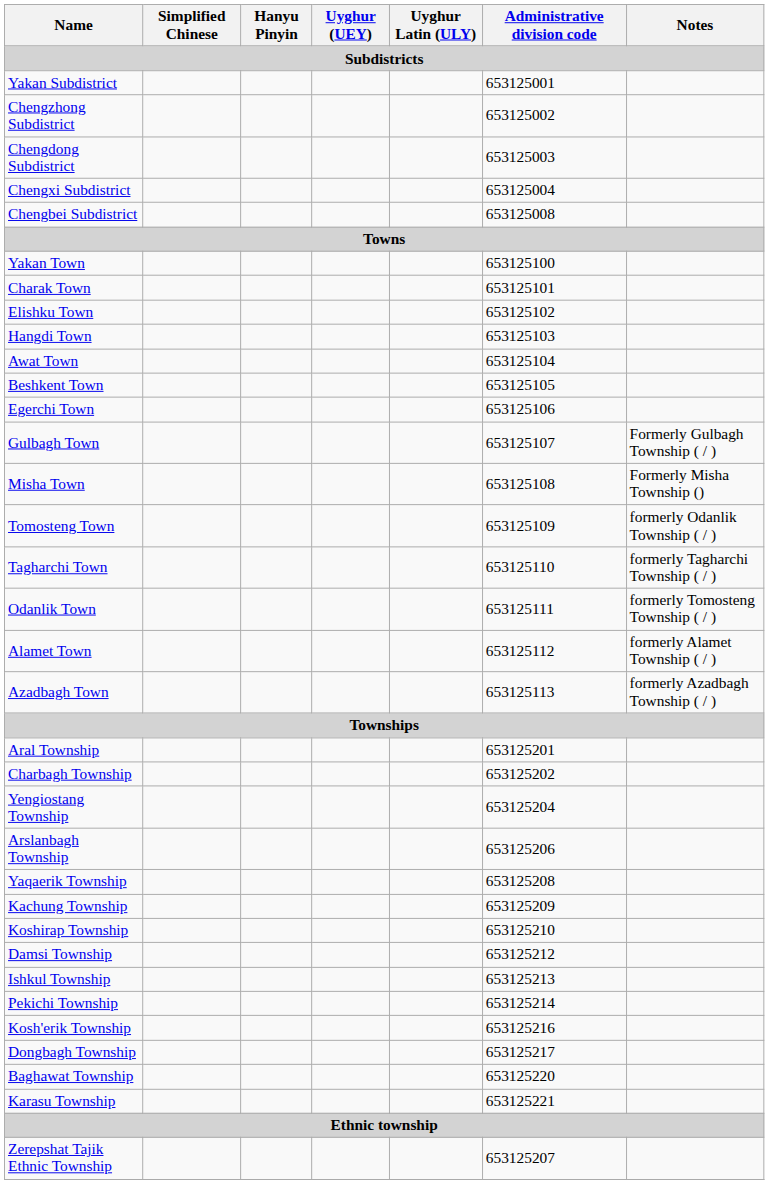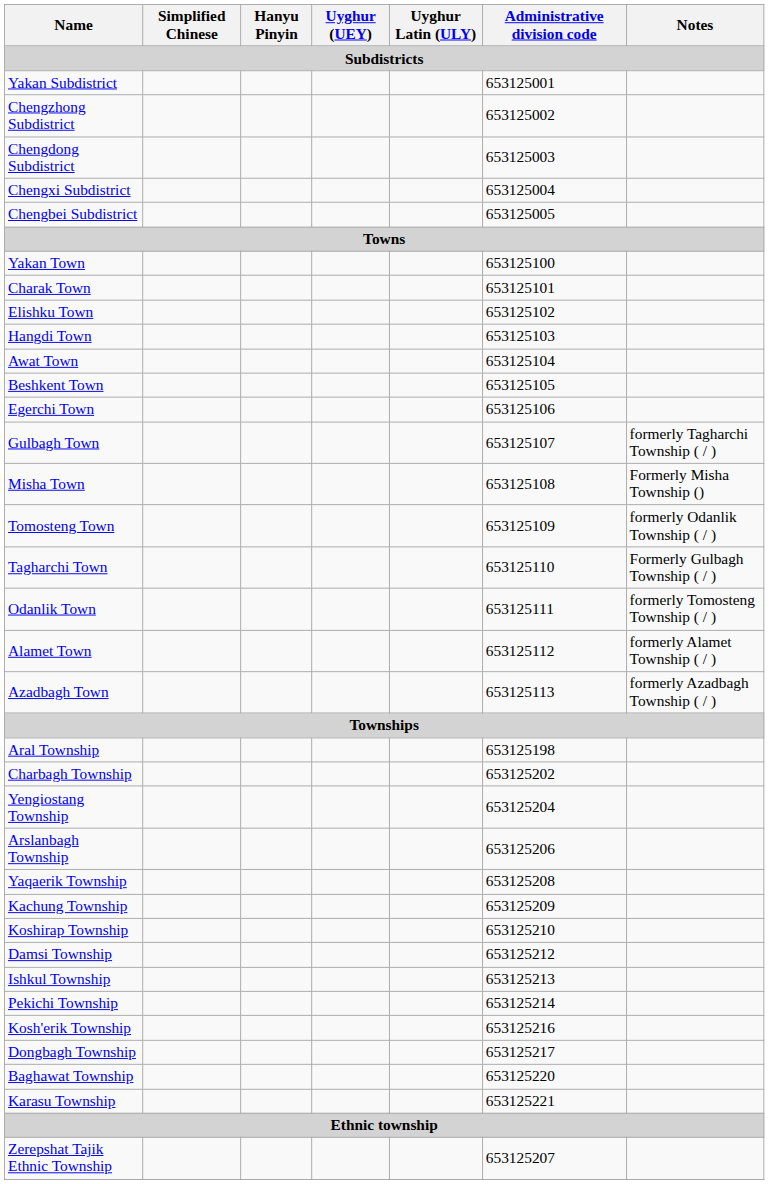(520, 214) 653125008 -> (520, 214) 653125005
(687, 442) Formerly Gulbagh Township ( / ) -> (689, 442) formerly Tagharchi Township ( / )
(689, 567) formerly Tagharchi Township ( / ) -> (687, 567) Formerly Gulbagh Township ( / )
(520, 749) 653125201 -> (520, 749) 653125198
